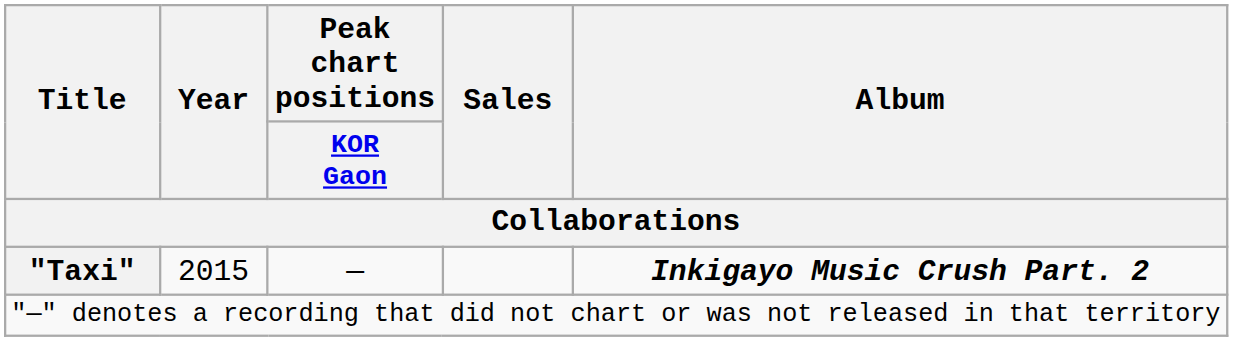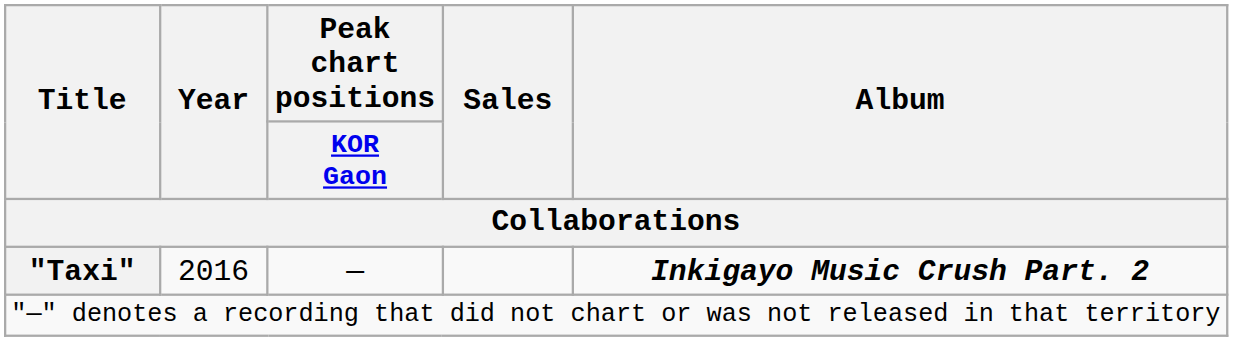(214, 271) 2015 -> (214, 271) 2016
